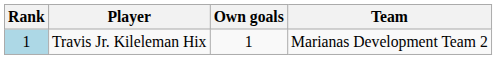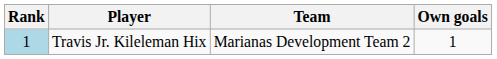columns swapped: (389, 16) <-> (249, 16)
